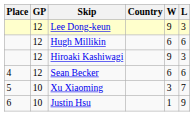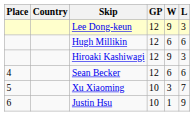columns swapped: (145, 12) <-> (39, 12)
